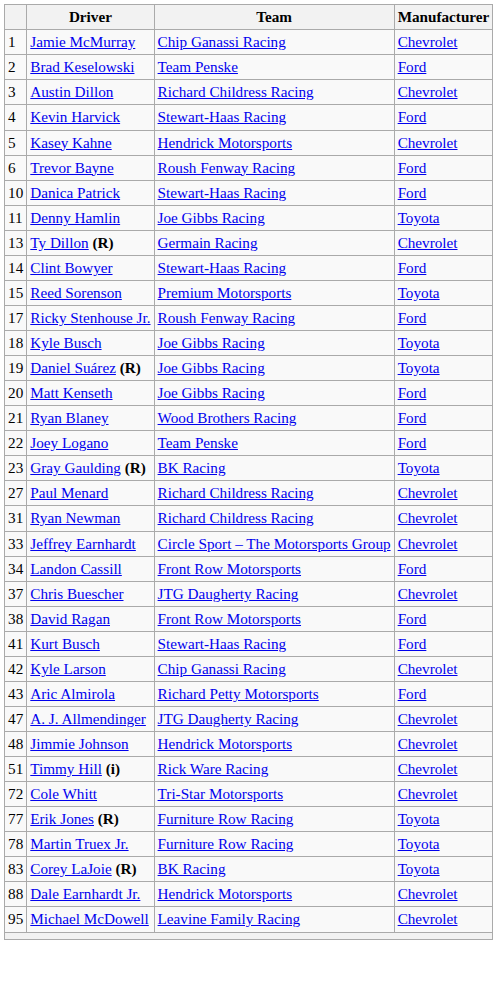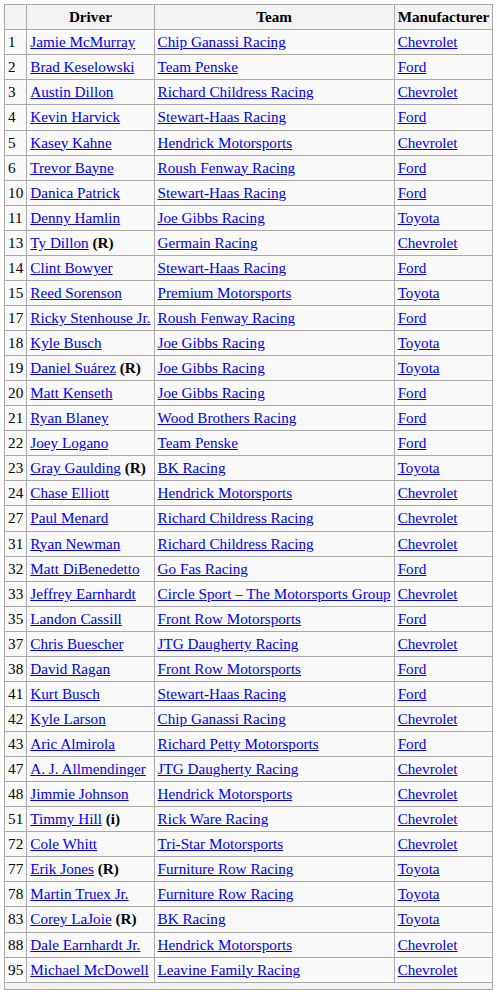+ row: (70, 493)
+ row: (85, 568)
(16, 568) 34 -> (16, 618) 35
